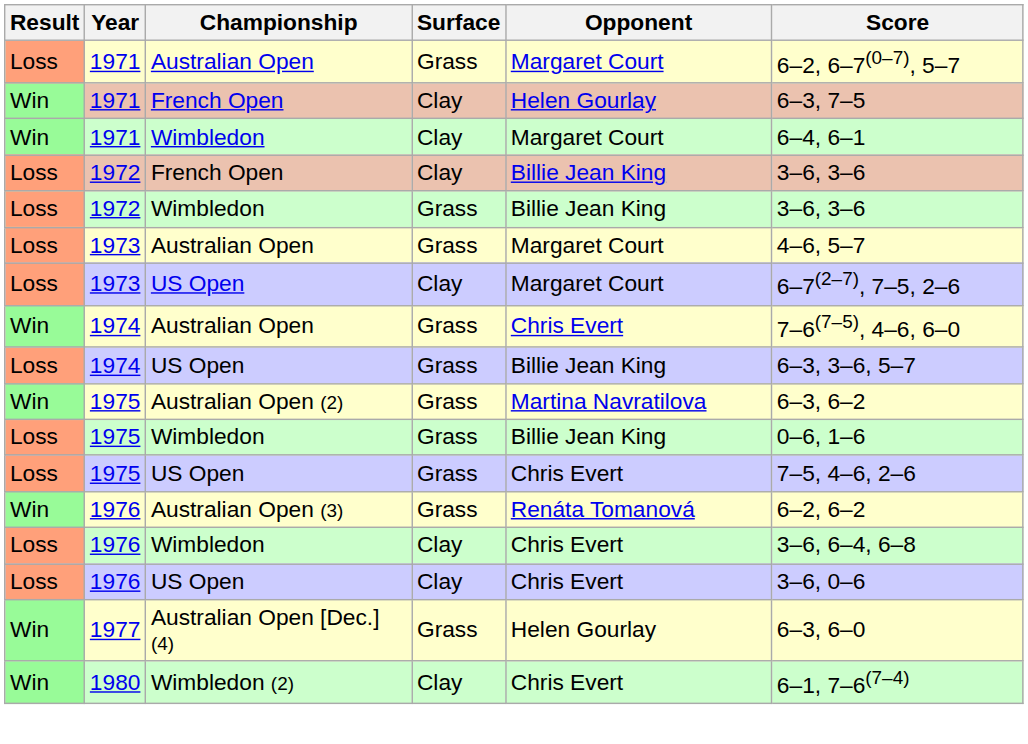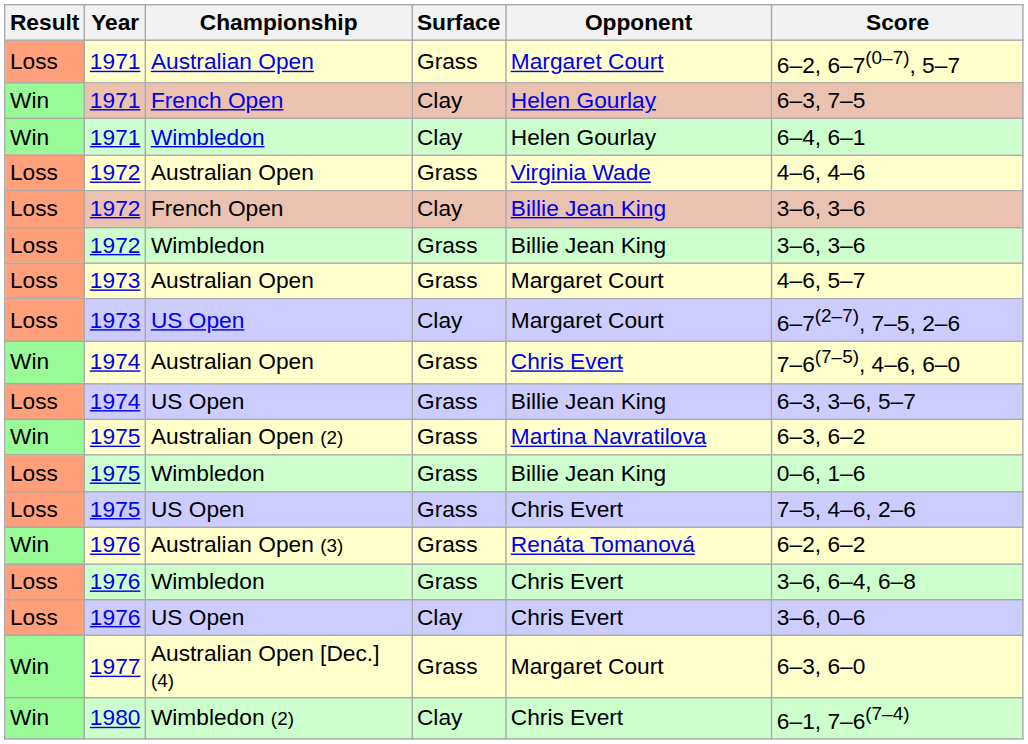(587, 136) Margaret Court -> (583, 136) Helen Gourlay
+ row: (115, 172)
(440, 545) Clay -> (447, 581) Grass
(583, 630) Helen Gourlay -> (587, 666) Margaret Court
